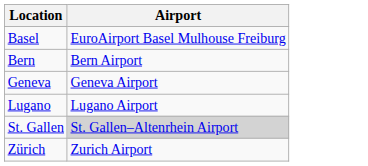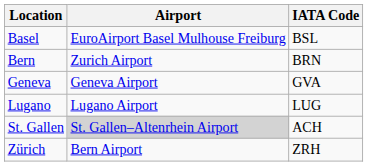+ column: (326, 15)
(106, 60) Bern Airport -> (111, 60) Zurich Airport
(111, 149) Zurich Airport -> (106, 149) Bern Airport
